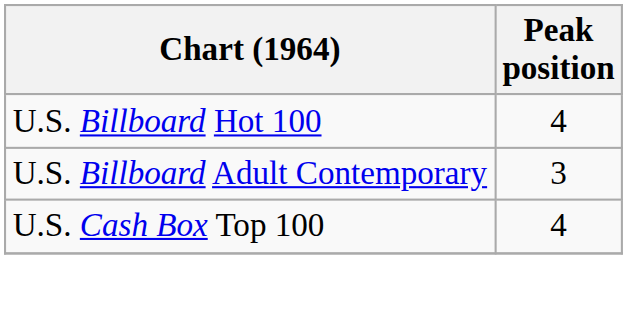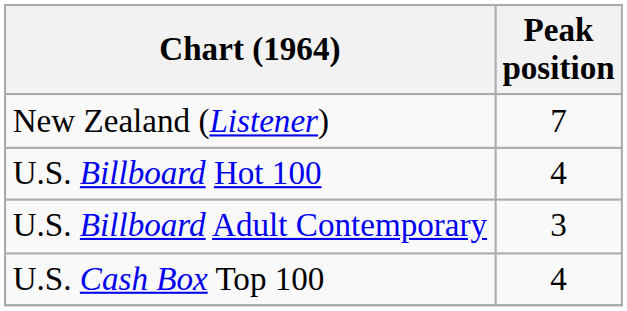+ row: (171, 120)
